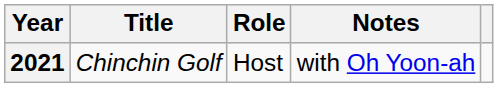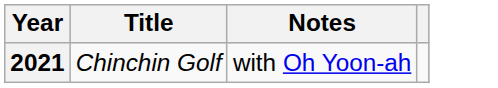- column: (259, 23)
